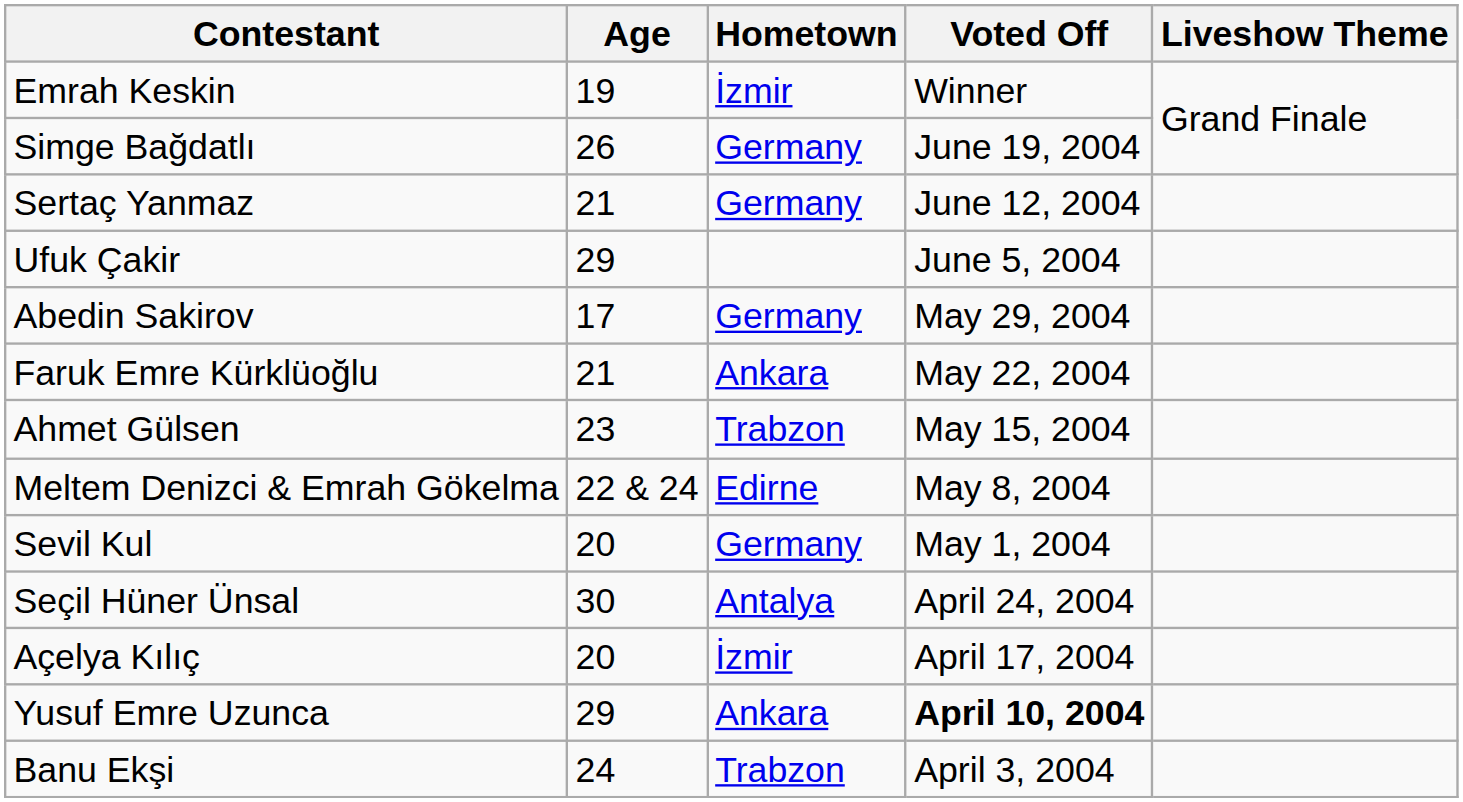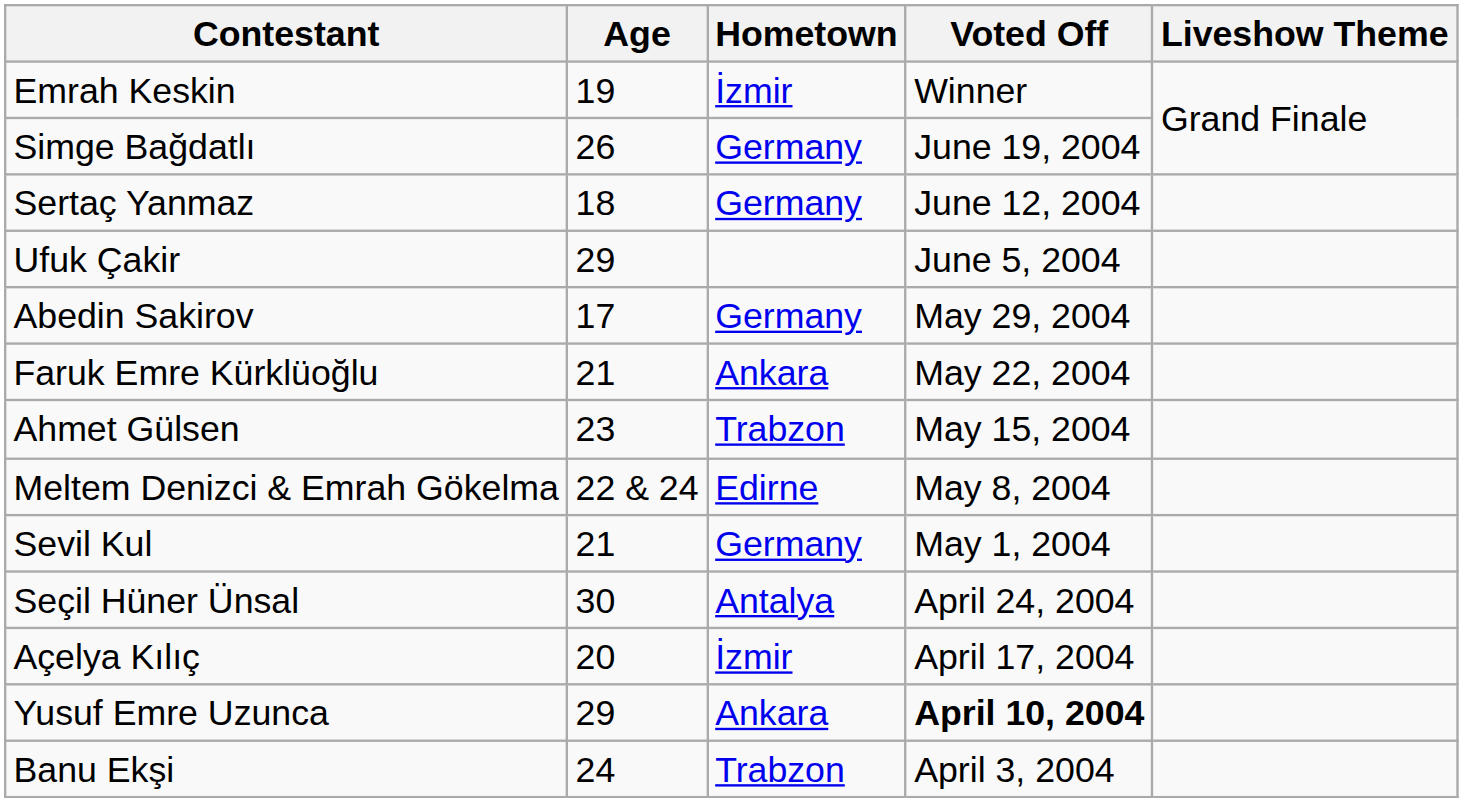(595, 203) 21 -> (595, 203) 18
(595, 543) 20 -> (595, 543) 21
